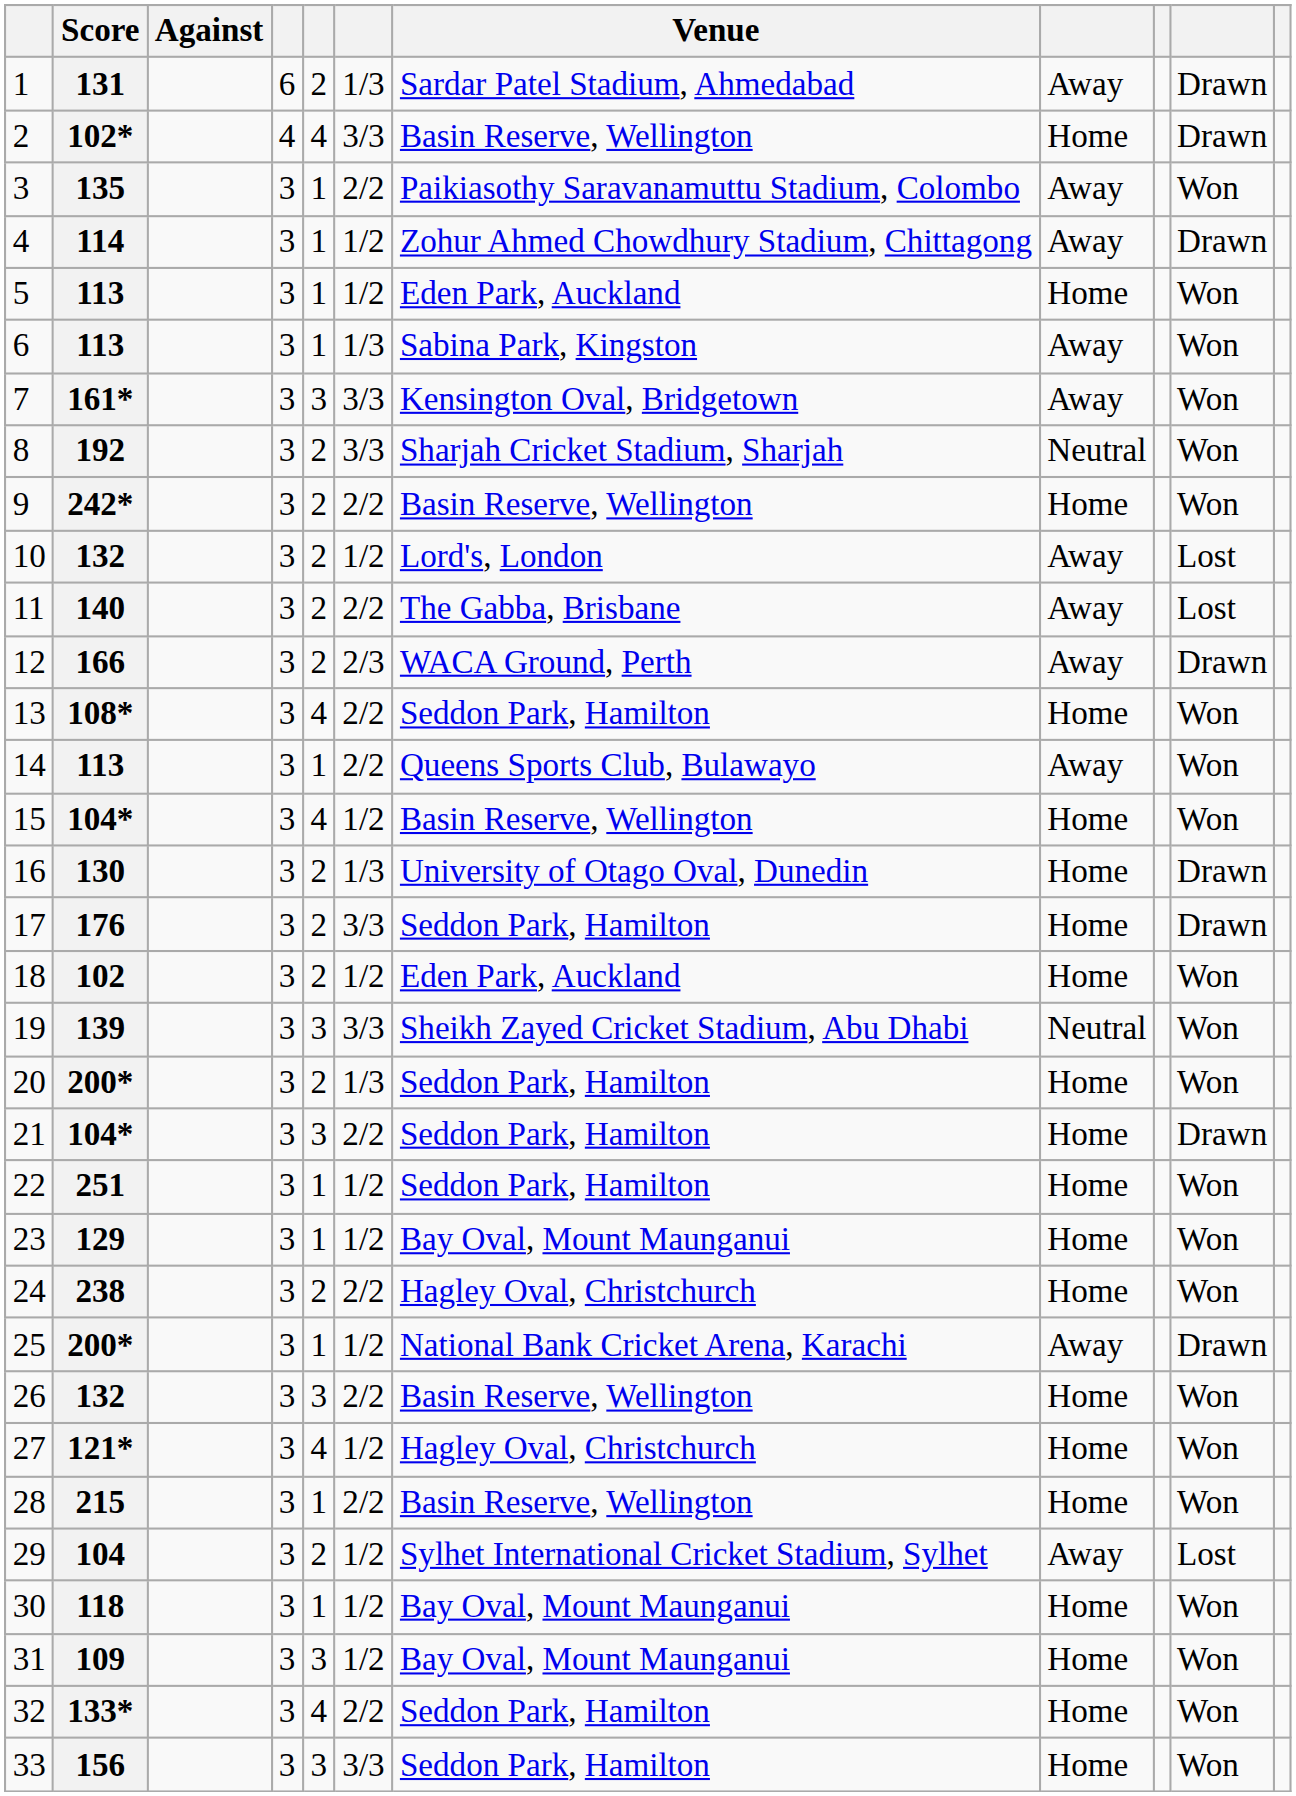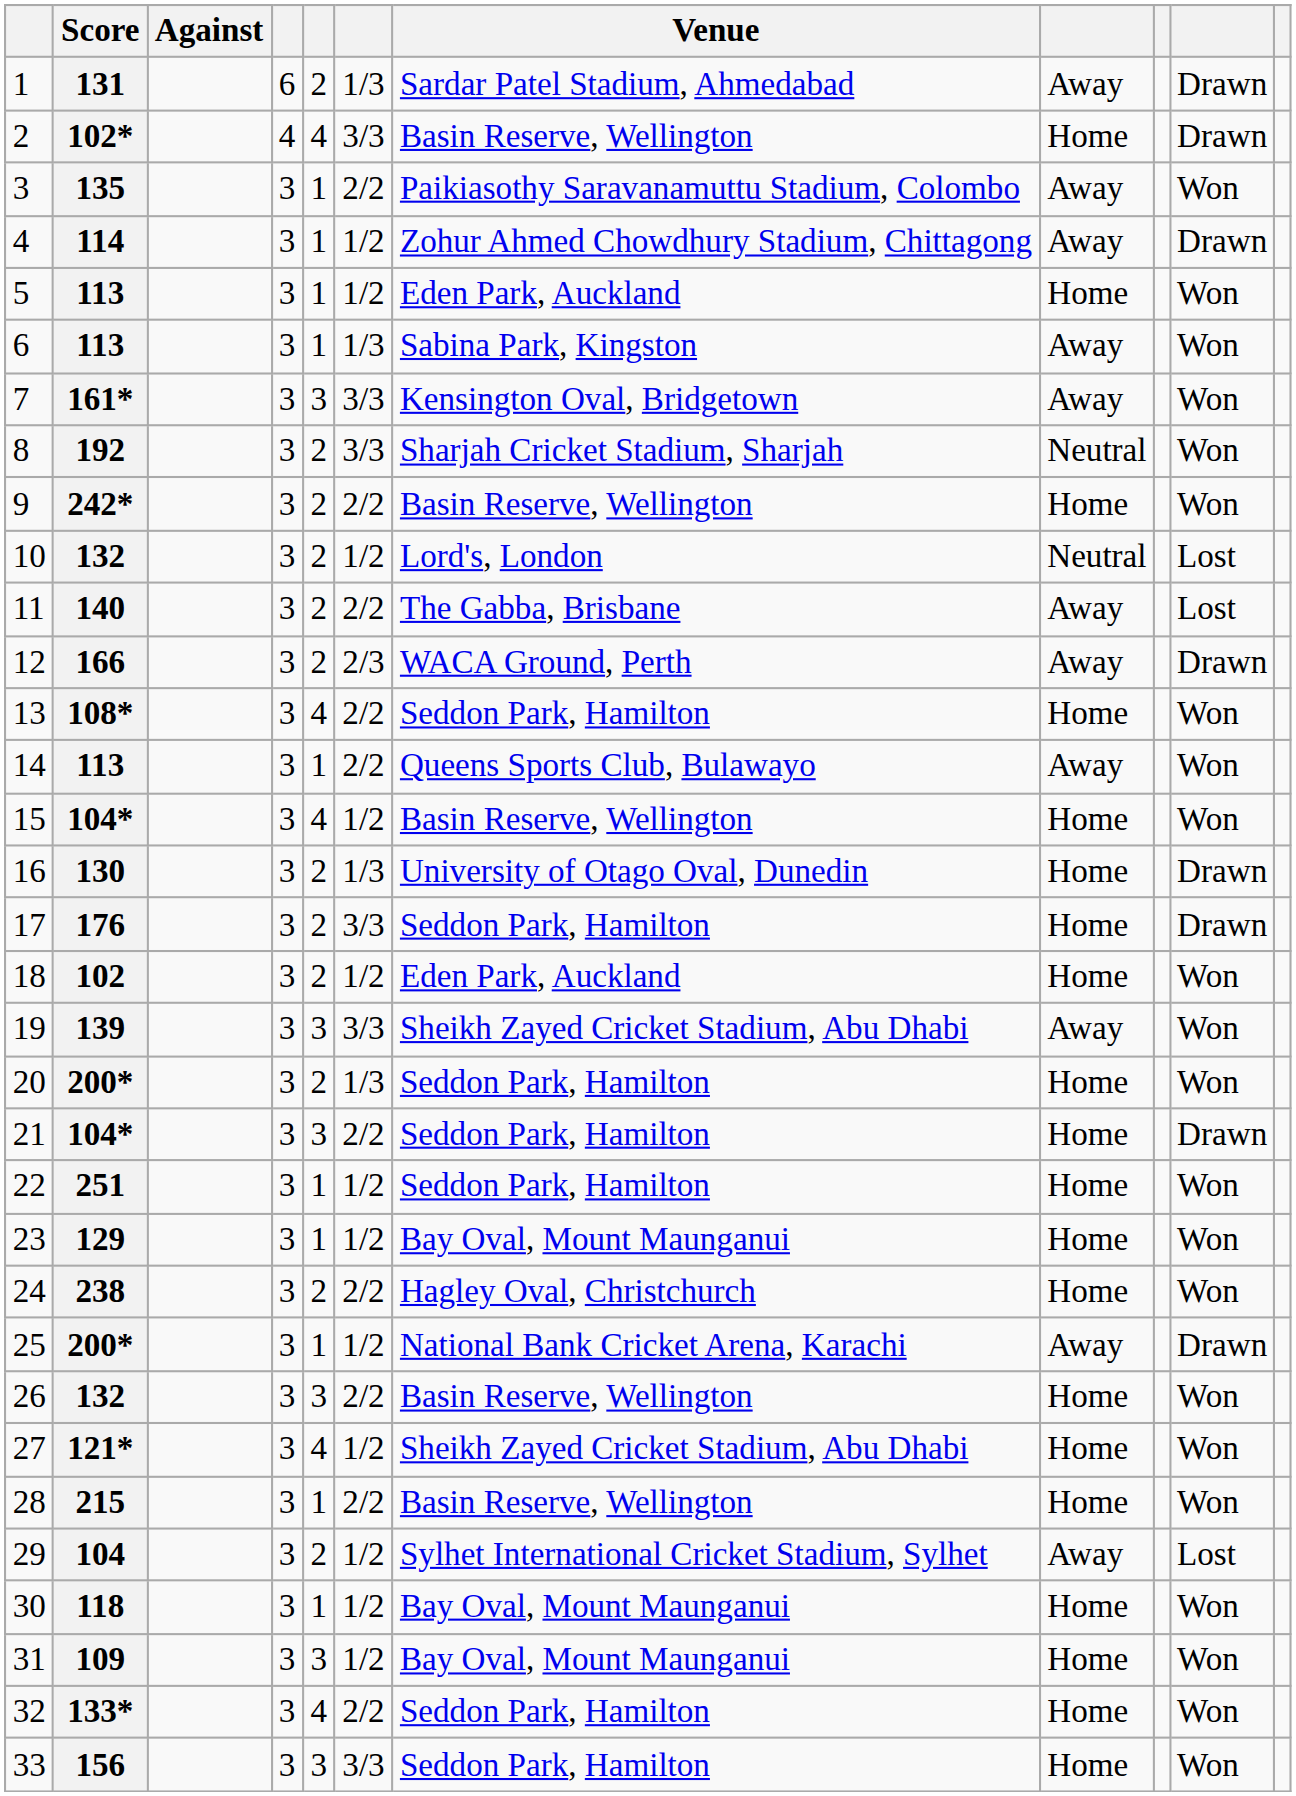(1085, 556) Away -> (1097, 556) Neutral
(1097, 1028) Neutral -> (1085, 1028) Away
(578, 1448) Hagley Oval, Christchurch -> (684, 1448) Sheikh Zayed Cricket Stadium, Abu Dhabi
